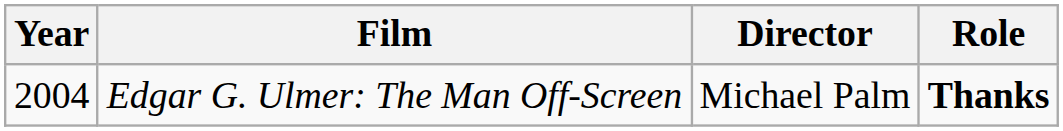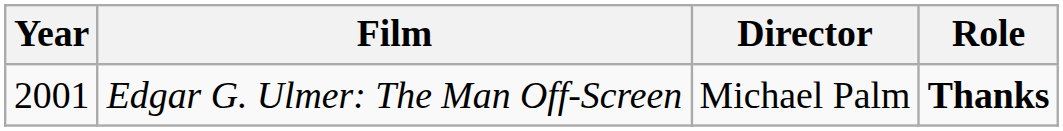(52, 94) 2004 -> (52, 94) 2001
